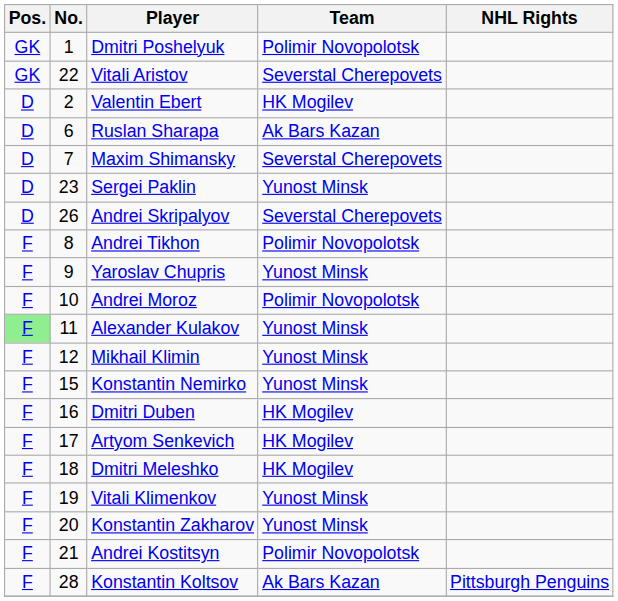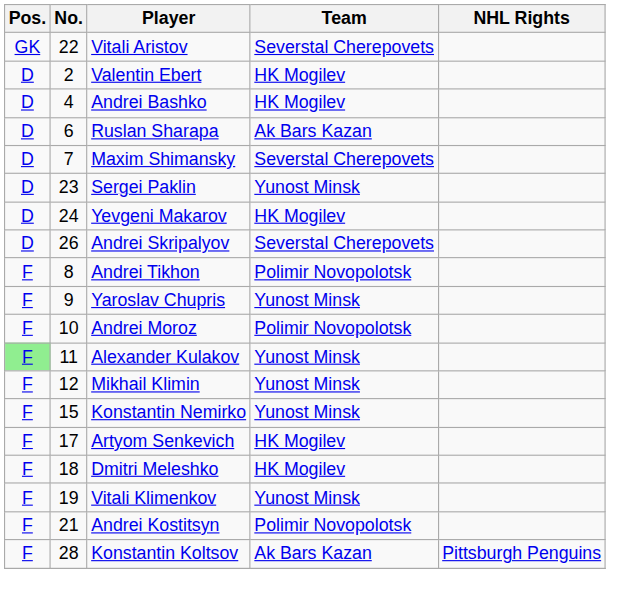- row: (158, 46)
+ row: (149, 103)
+ row: (159, 215)
- row: (143, 412)
- row: (173, 525)
